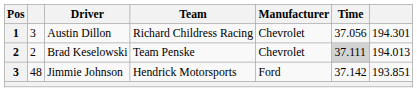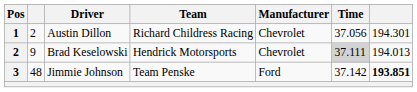(33, 33) 3 -> (33, 33) 2
(33, 52) 2 -> (33, 52) 9
(164, 52) Team Penske -> (185, 52) Hendrick Motorsports
(185, 72) Hendrick Motorsports -> (164, 72) Team Penske
(391, 72) normal -> (391, 72) bold
